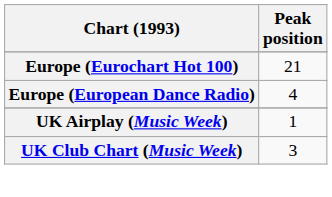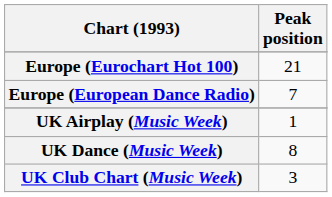(293, 94) 4 -> (293, 94) 7
+ row: (132, 149)
